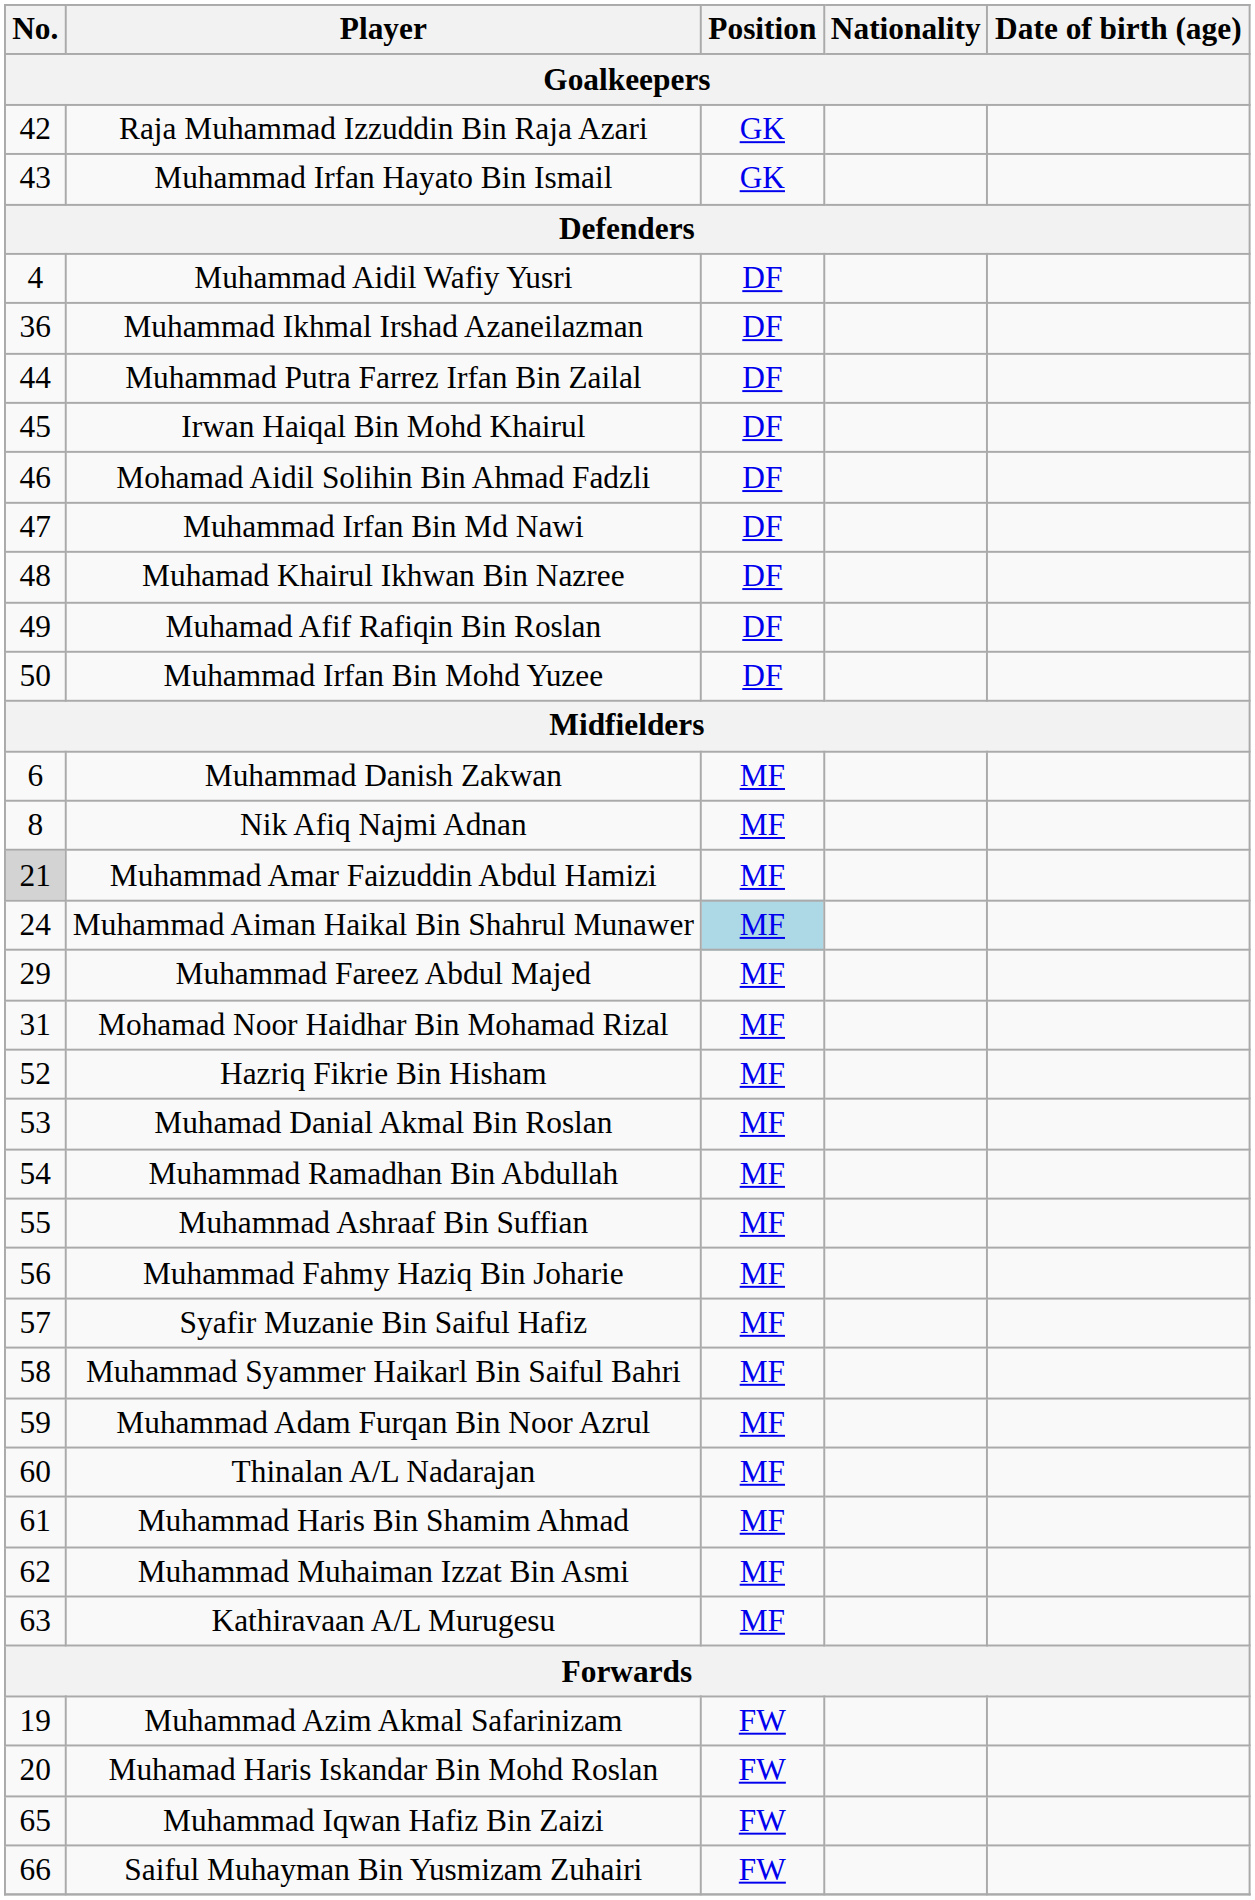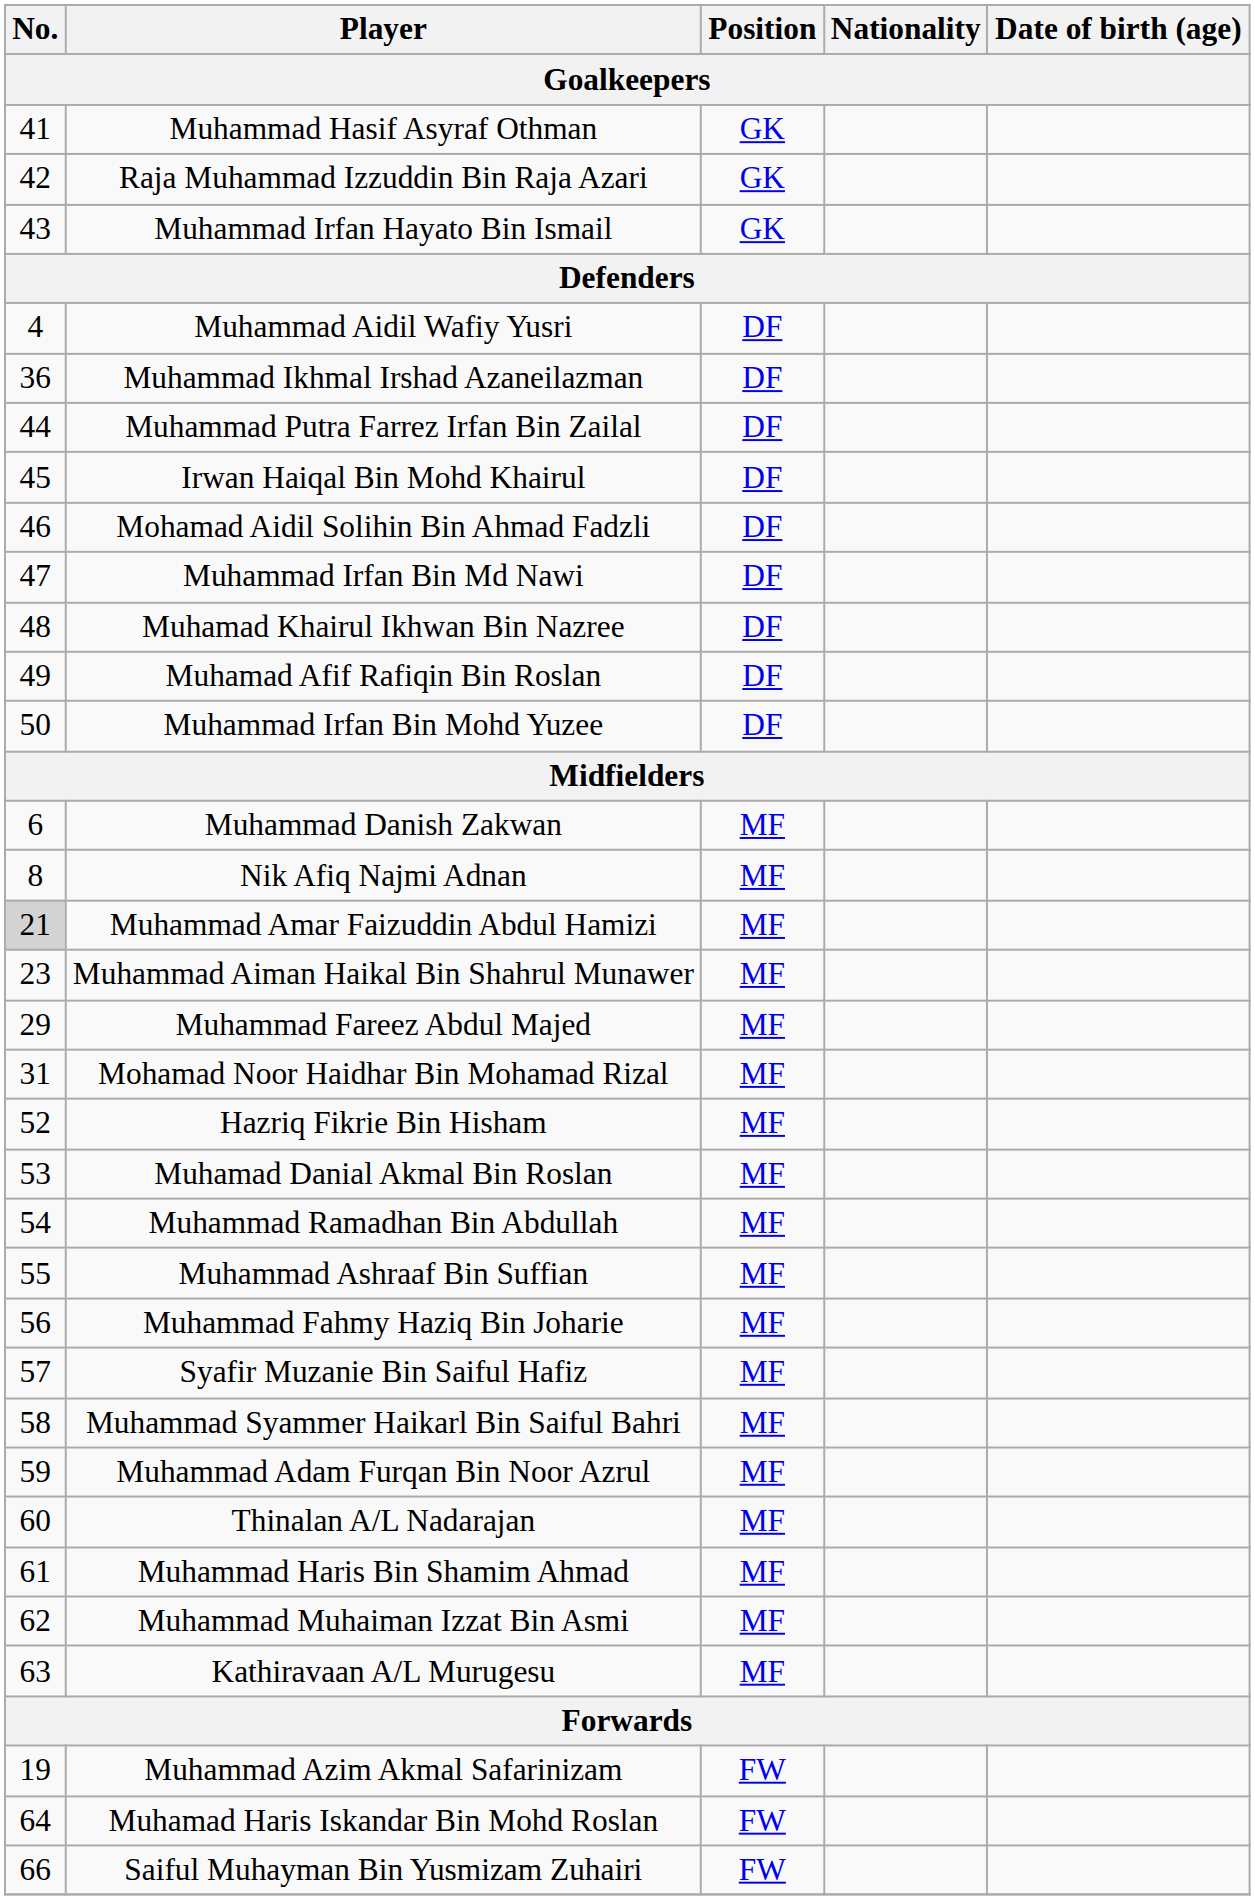+ row: (383, 128)
(35, 924) 24 -> (35, 974) 23
(762, 924) lightblue background -> (762, 974) no background
(35, 1770) 20 -> (35, 1819) 64
- row: (383, 1819)
